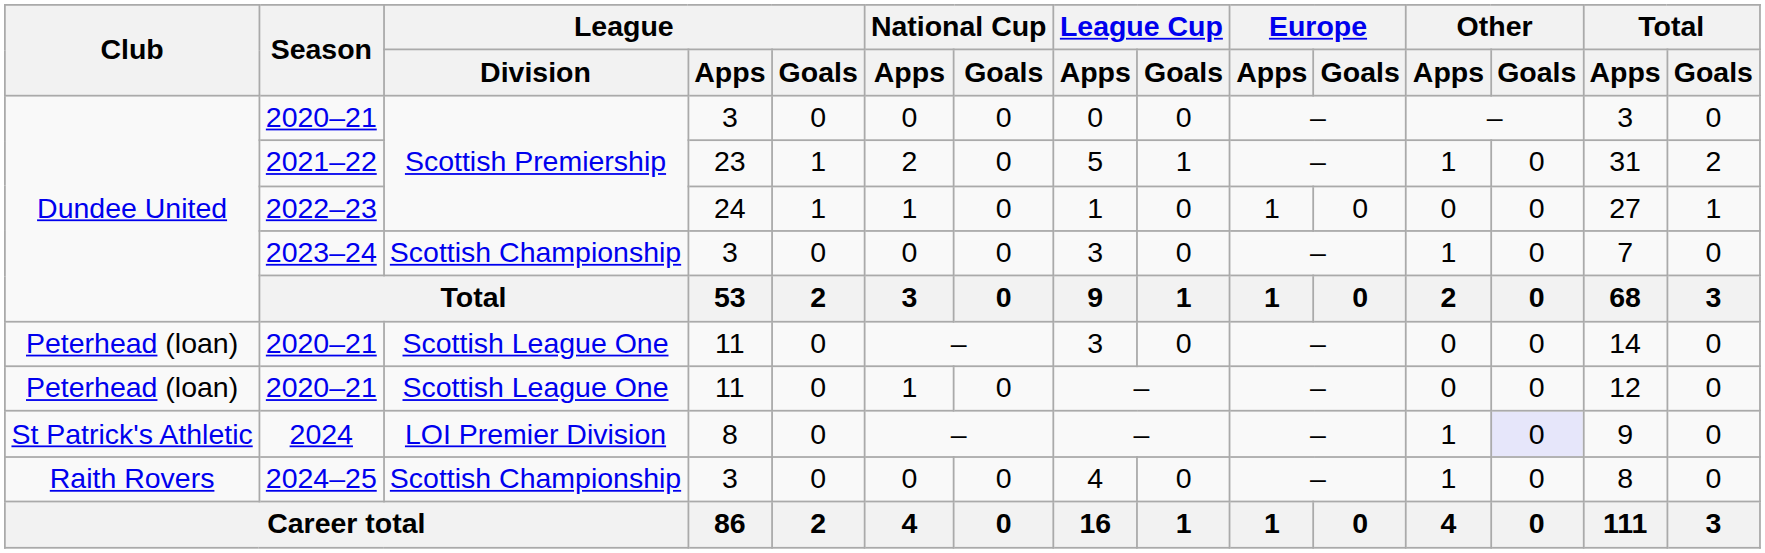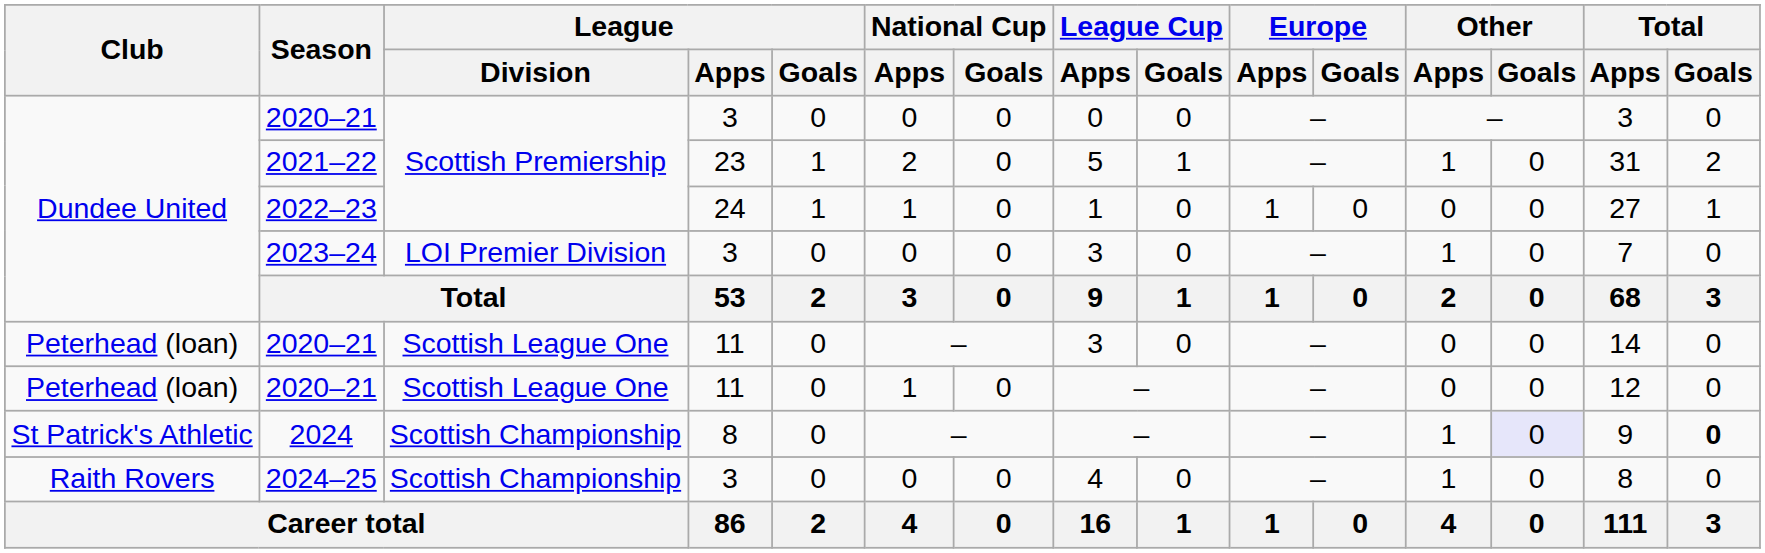(536, 252) Scottish Championship -> (536, 252) LOI Premier Division
(536, 433) LOI Premier Division -> (536, 433) Scottish Championship
(1713, 433) normal -> (1713, 433) bold
